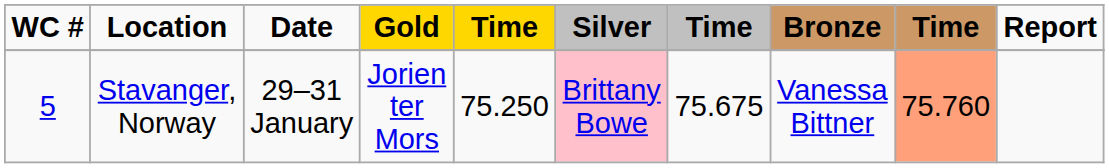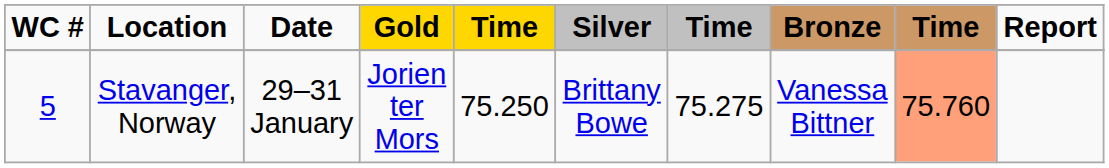(612, 105) pink background -> (612, 105) no background
(719, 105) 75.675 -> (719, 105) 75.275
